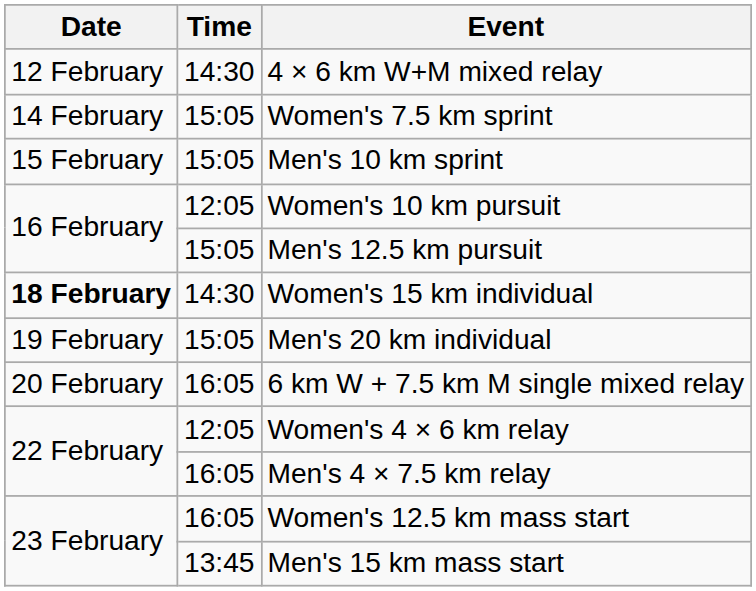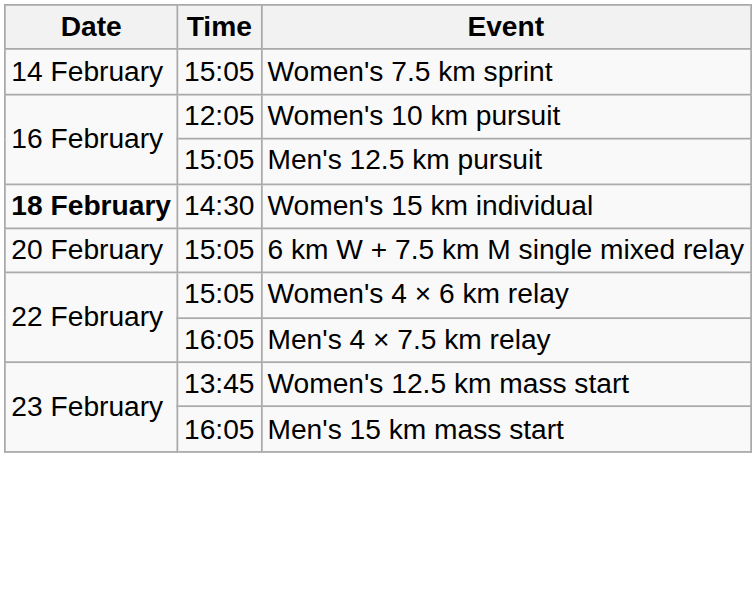- row: (435, 71)
- row: (385, 160)
- row: (409, 339)
(219, 384) 16:05 -> (219, 250) 15:05
(219, 428) 12:05 -> (219, 294) 15:05
(219, 518) 16:05 -> (219, 384) 13:45
(219, 562) 13:45 -> (219, 428) 16:05
